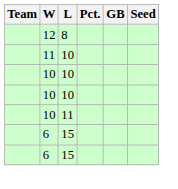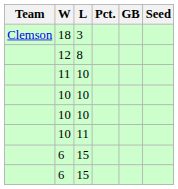+ row: (64, 34)
